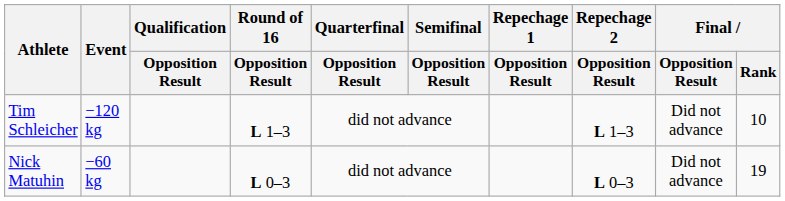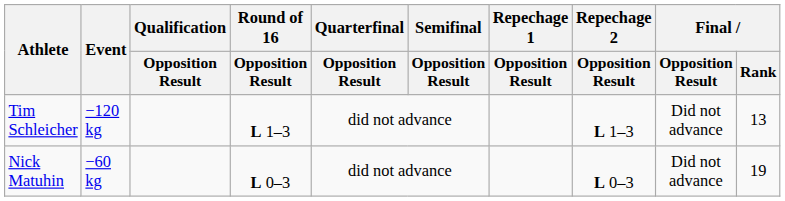(758, 120) 10 -> (758, 120) 13
